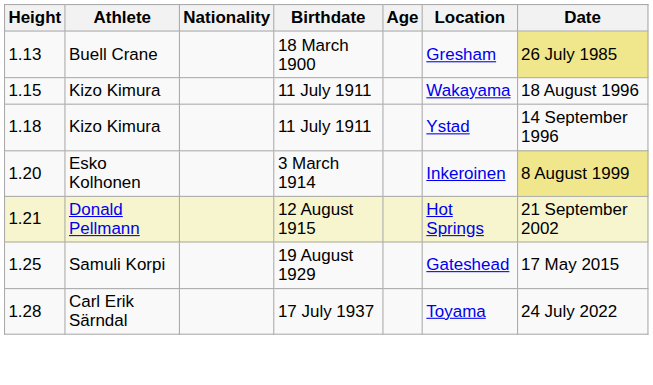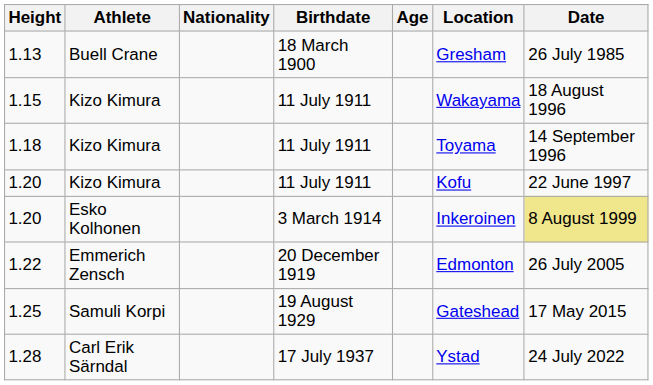(569, 54) khaki background -> (576, 54) no background
(448, 127) Ystad -> (466, 146) Toyama
+ row: (25, 182)
- row: (25, 219)
+ row: (25, 265)
(456, 311) Toyama -> (458, 357) Ystad
